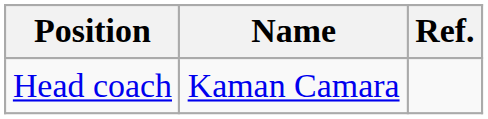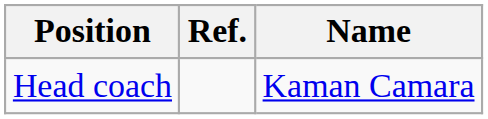columns swapped: (294, 31) <-> (445, 31)
